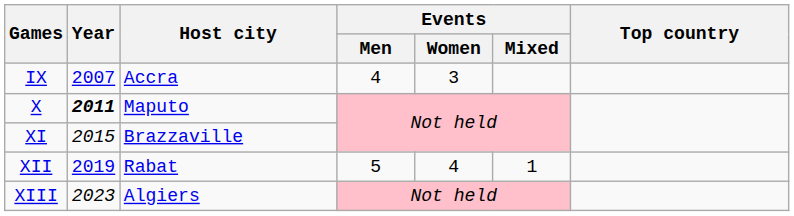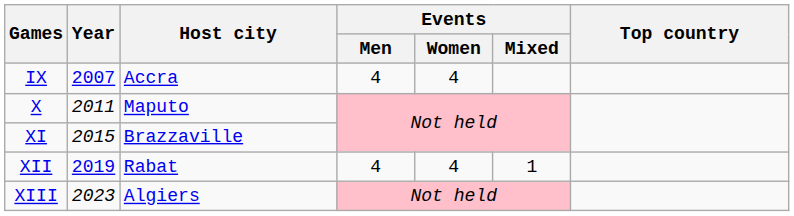(454, 78) 3 -> (454, 78) 4
(94, 108) bold -> (94, 108) normal
(376, 167) 5 -> (376, 167) 4
